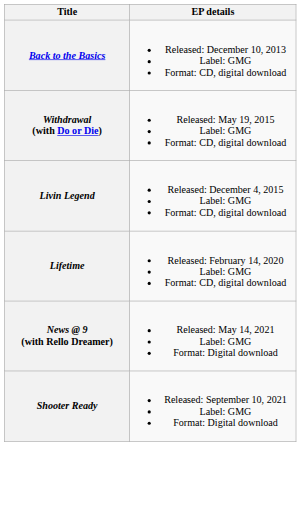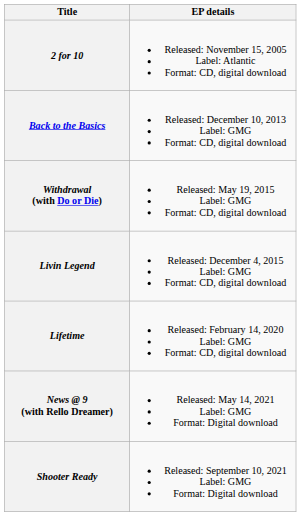+ row: (67, 55)
